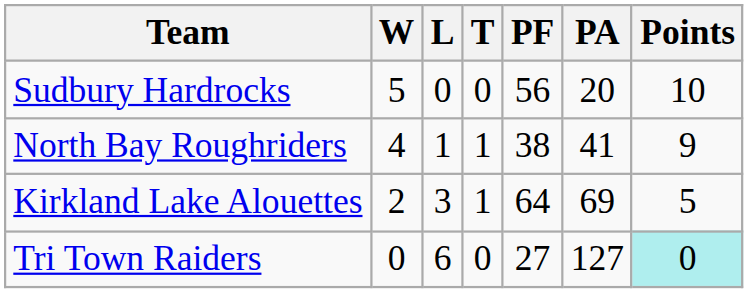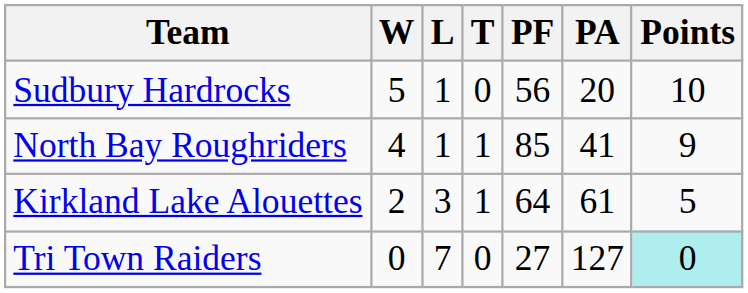(443, 88) 0 -> (443, 88) 1
(533, 145) 38 -> (533, 145) 85
(597, 201) 69 -> (597, 201) 61
(443, 257) 6 -> (443, 257) 7
